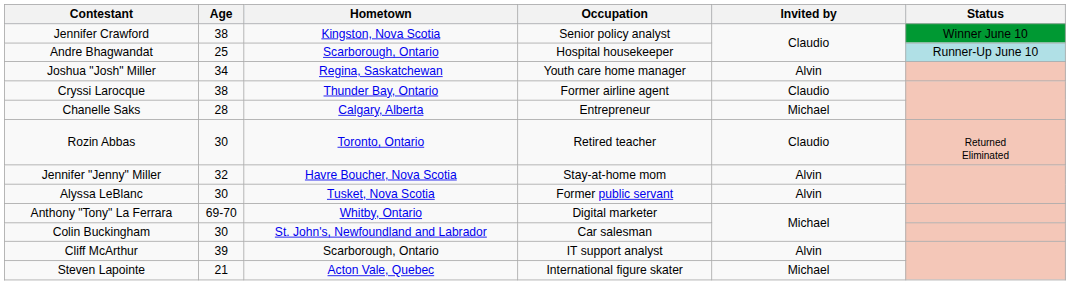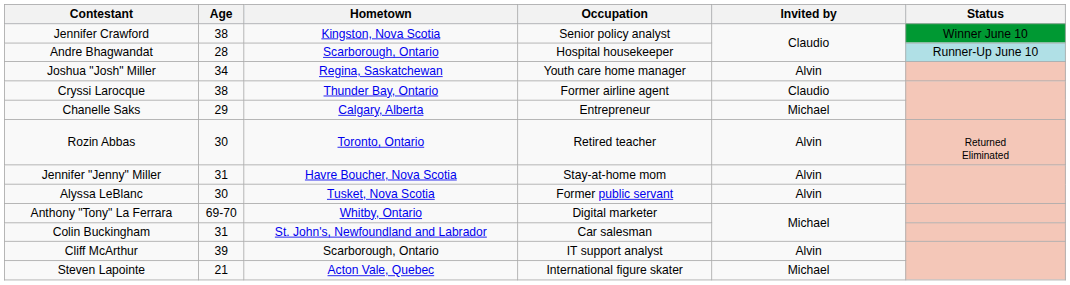(221, 53) 25 -> (221, 53) 28
(221, 110) 28 -> (221, 110) 29
(809, 142) Claudio -> (809, 142) Alvin
(221, 175) 32 -> (221, 175) 31
(221, 232) 30 -> (221, 232) 31
